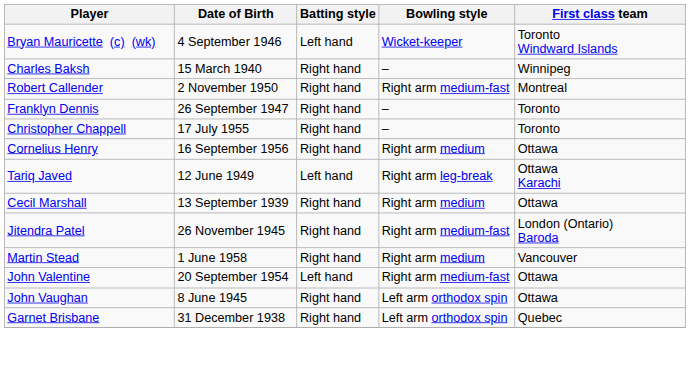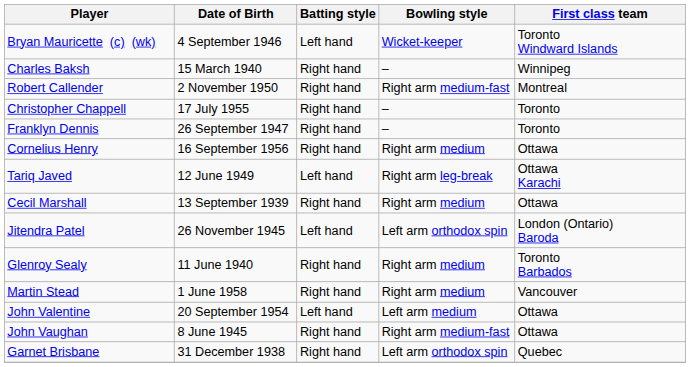rows swapped: (67, 128) <-> (53, 108)
(331, 230) Right hand -> (326, 230) Left hand
(446, 230) Right arm medium-fast -> (445, 230) Left arm orthodox spin
+ row: (47, 264)
(446, 277) Right arm medium-fast -> (429, 311) Left arm medium
(445, 297) Left arm orthodox spin -> (446, 332) Right arm medium-fast
